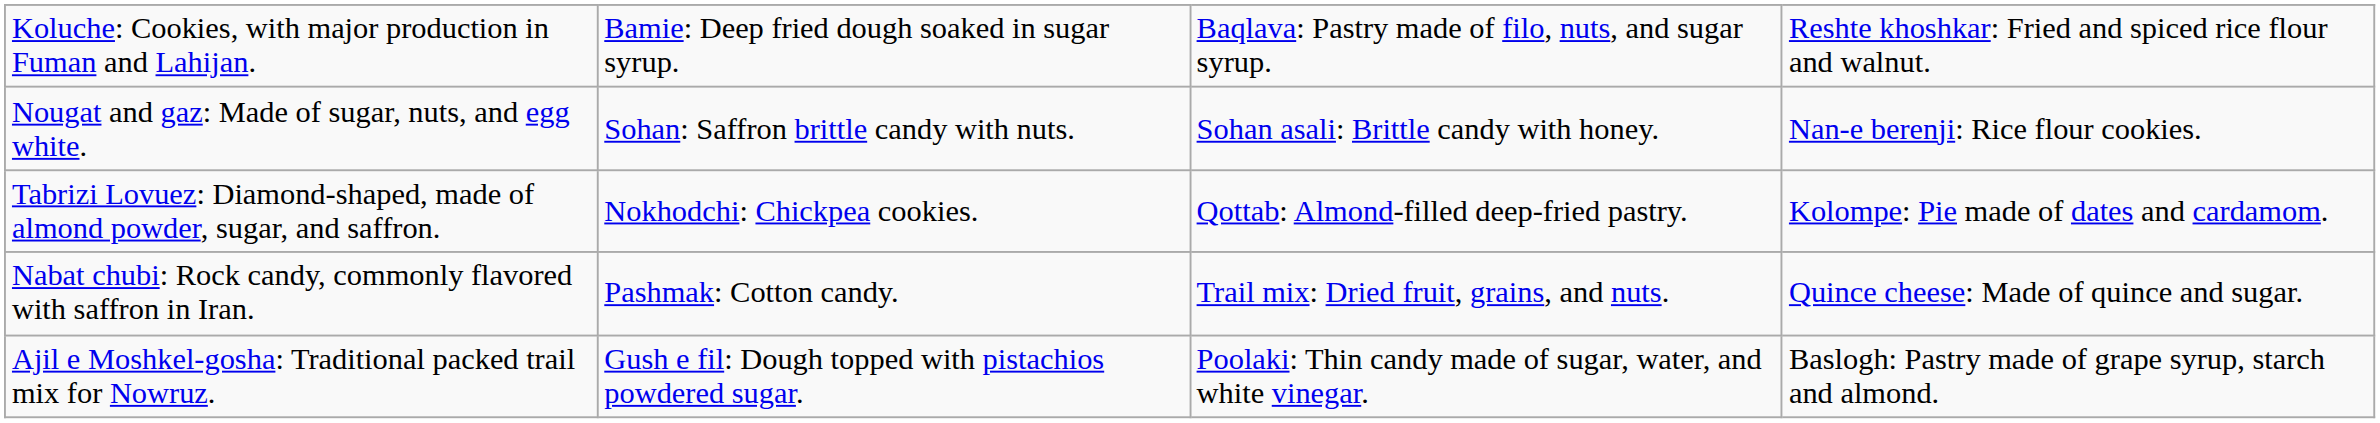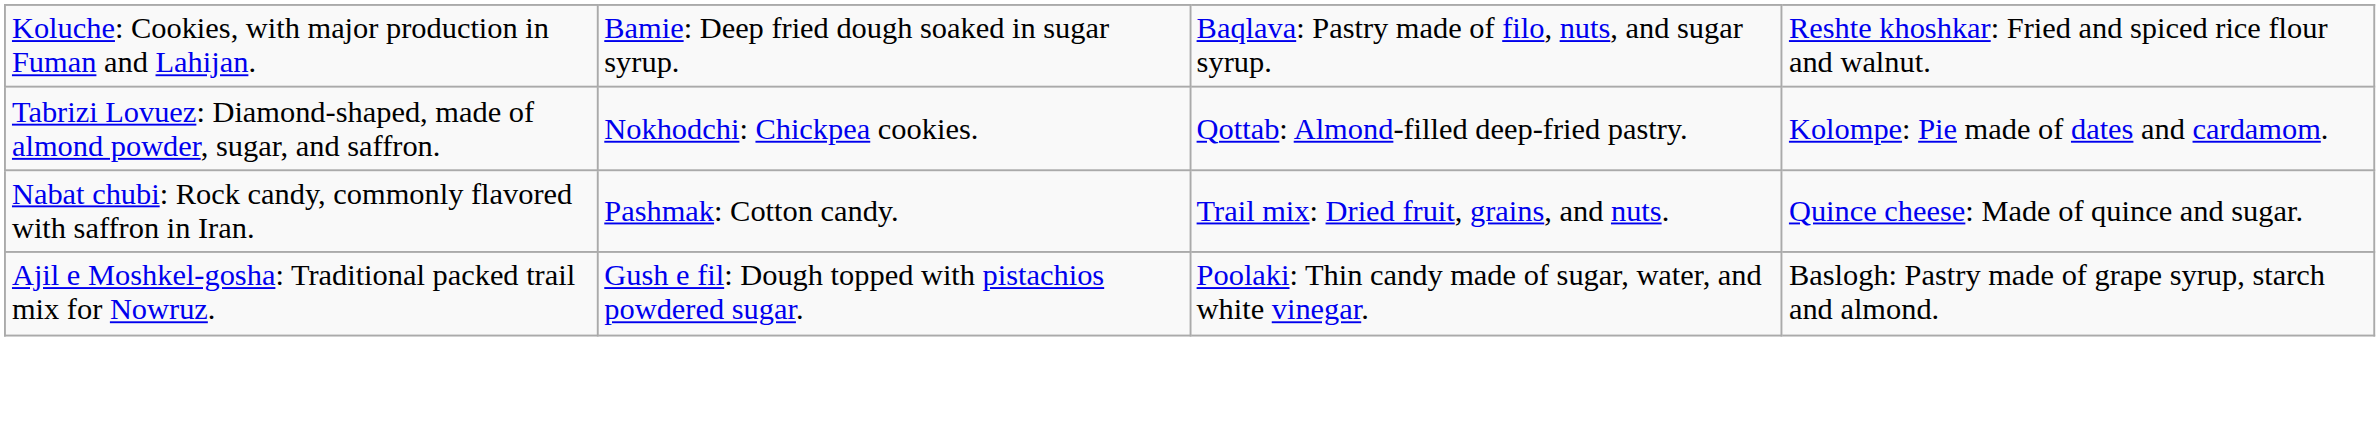- row: (291, 128)
